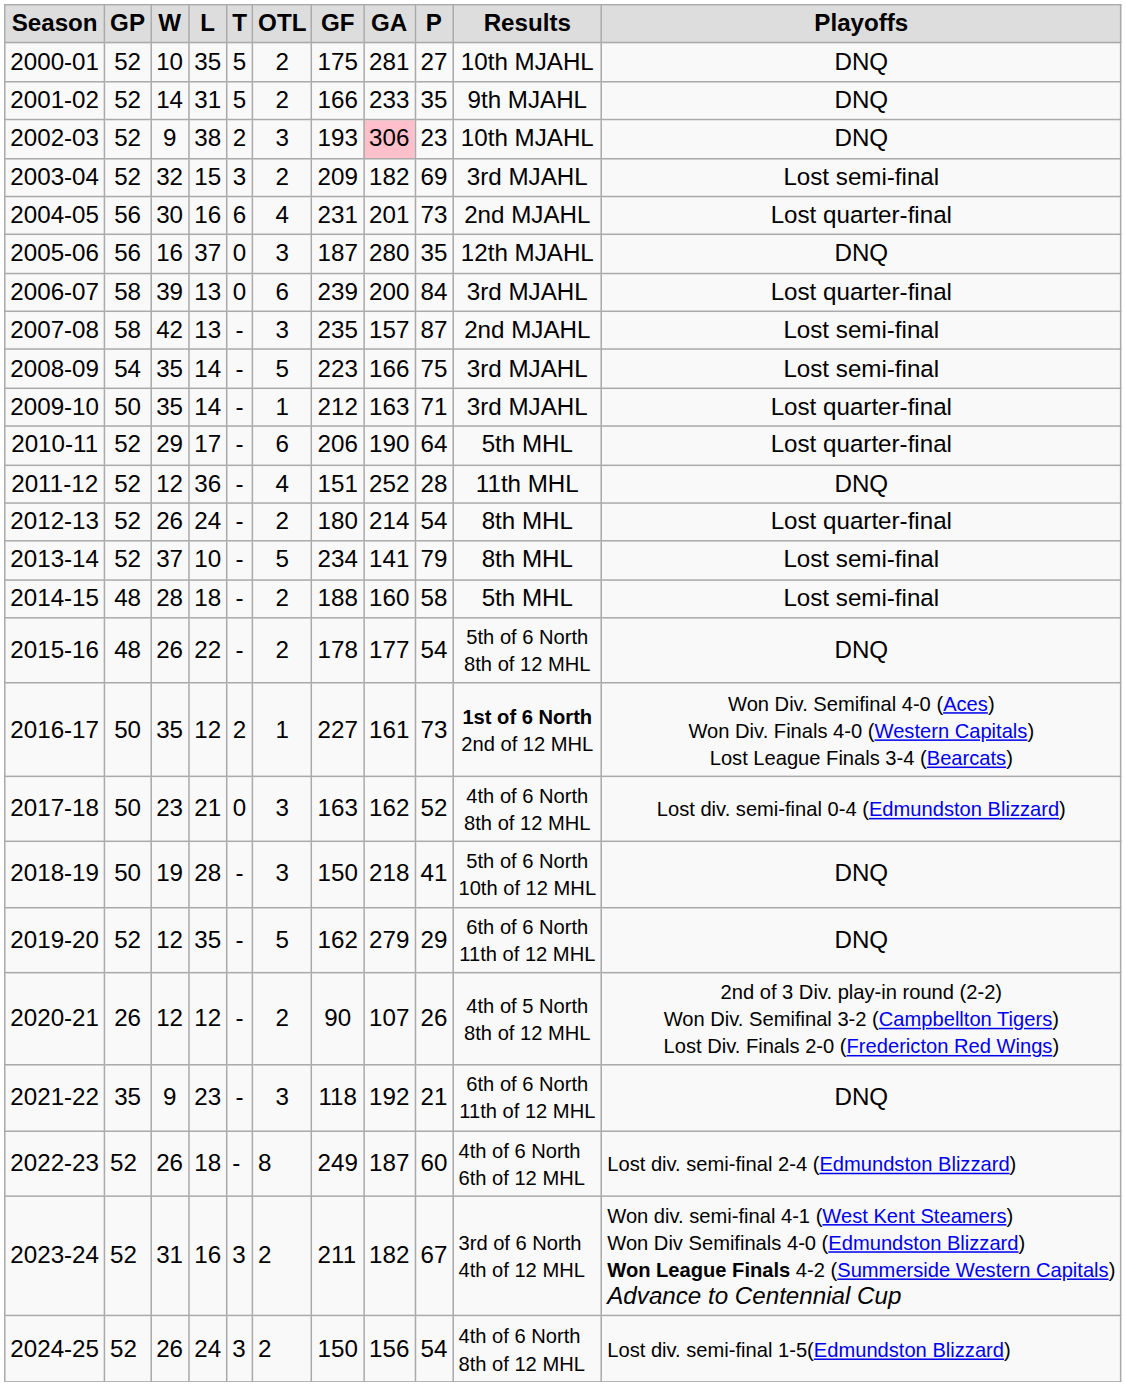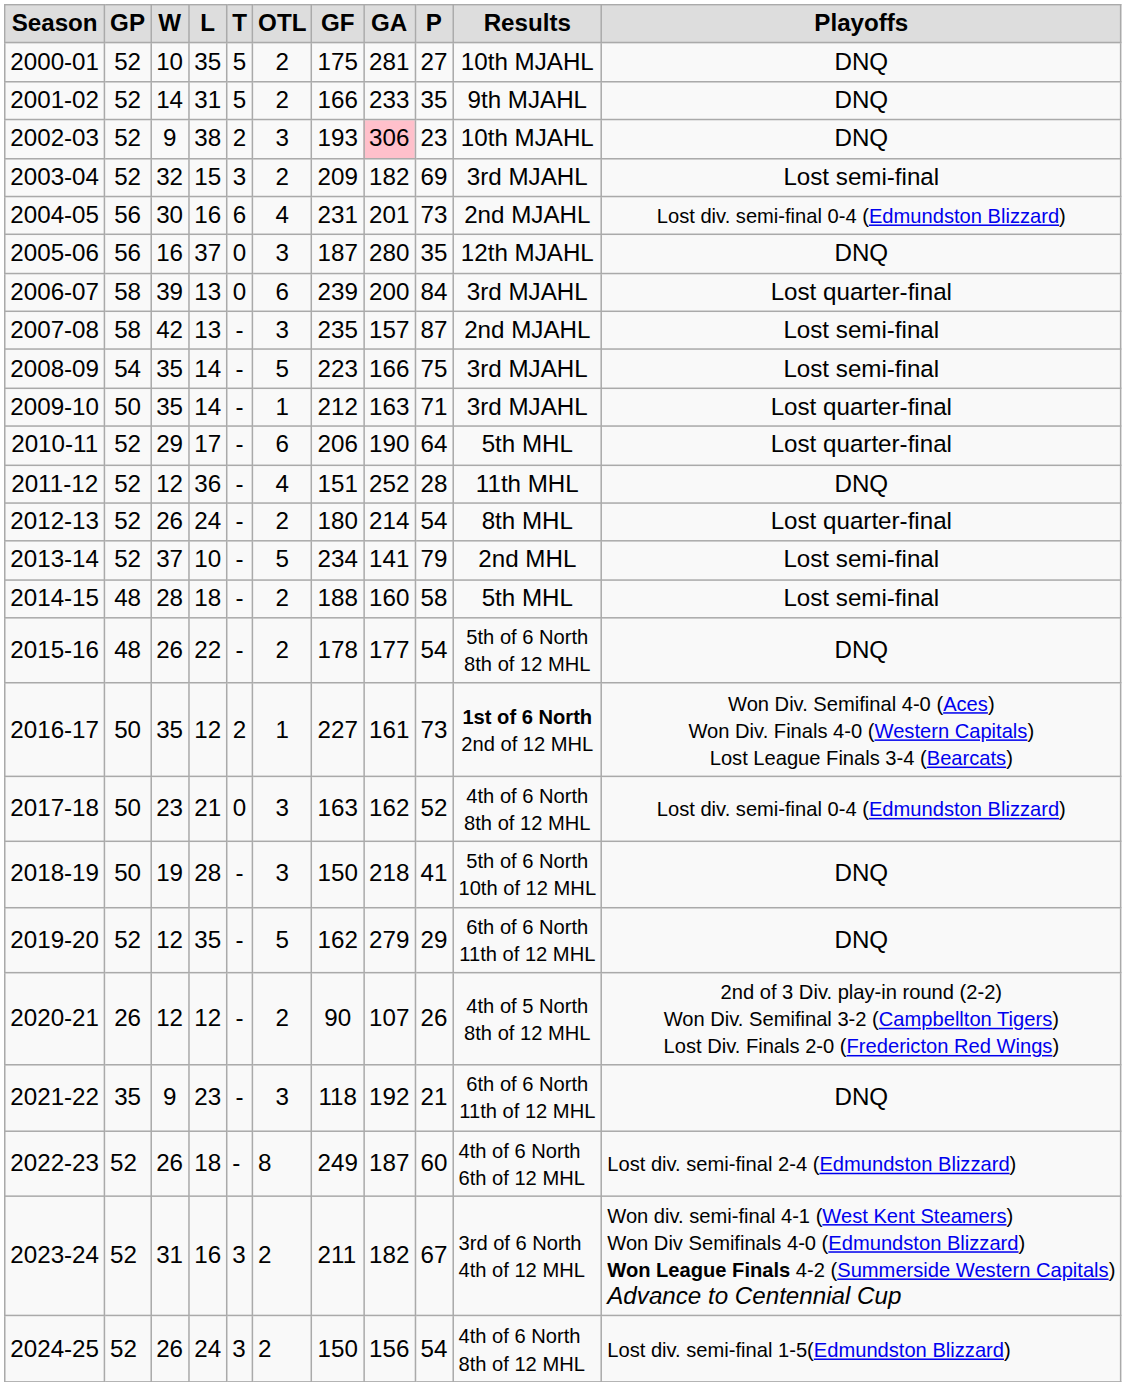(861, 215) Lost quarter-final -> (861, 216) Lost div. semi-final 0-4 (Edmundston Blizzard)
(527, 560) 8th MHL -> (527, 560) 2nd MHL
